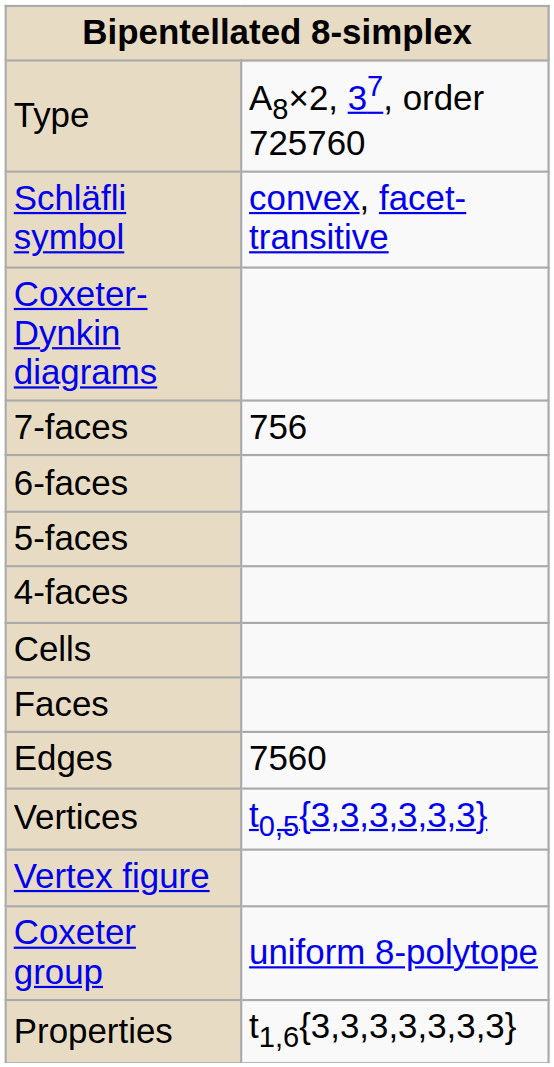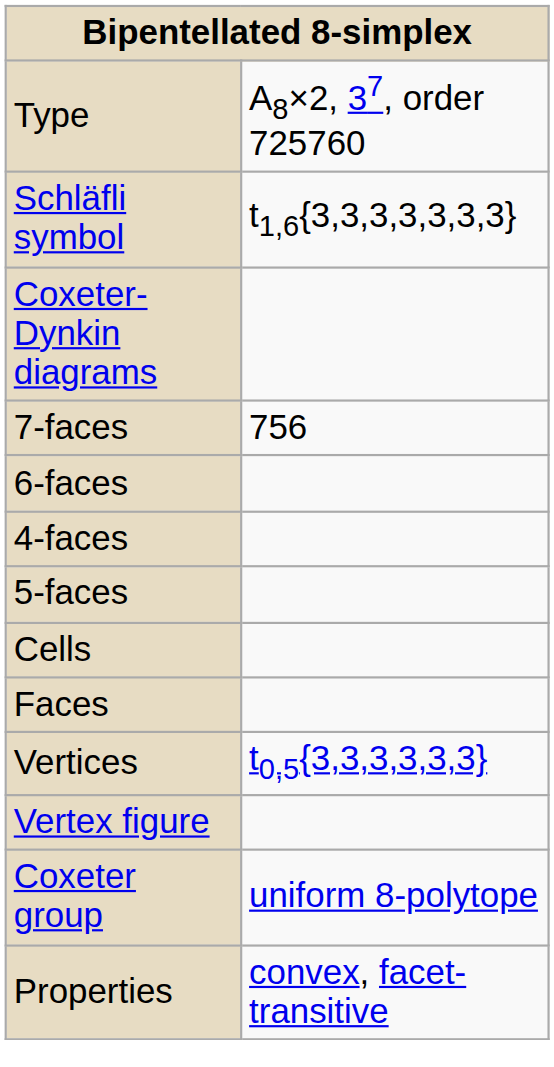(358, 218) convex, facet-transitive -> (383, 220) t1,6{3,3,3,3,3,3,3}
rows swapped: (71, 538) <-> (71, 593)
- row: (63, 759)
(383, 1031) t1,6{3,3,3,3,3,3,3} -> (358, 991) convex, facet-transitive
